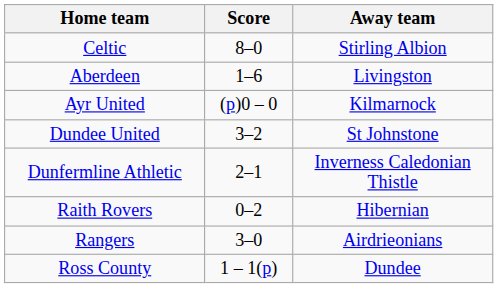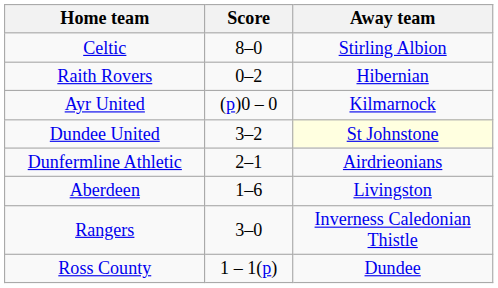rows swapped: (105, 76) <-> (105, 211)
(393, 133) no background -> (393, 133) lightyellow background
(393, 172) Inverness Caledonian Thistle -> (393, 162) Airdrieonians
(393, 239) Airdrieonians -> (393, 229) Inverness Caledonian Thistle
